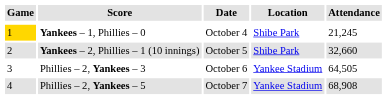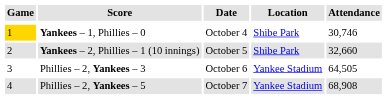(343, 32) 21,245 -> (343, 32) 30,746
